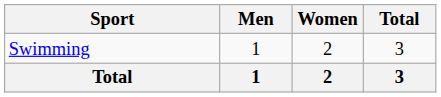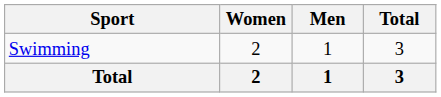columns swapped: (256, 19) <-> (328, 19)
